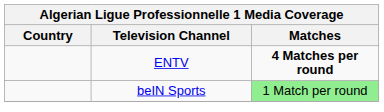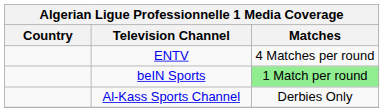(315, 63) bold -> (315, 55) normal
+ row: (171, 96)
